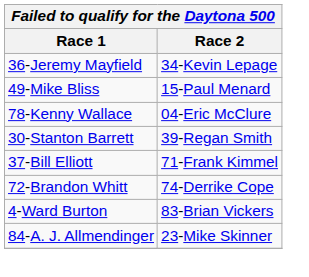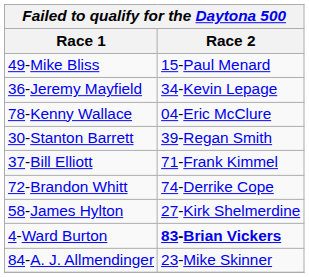rows swapped: (54, 89) <-> (75, 65)
+ row: (66, 211)
(217, 211) normal -> (221, 235) bold
